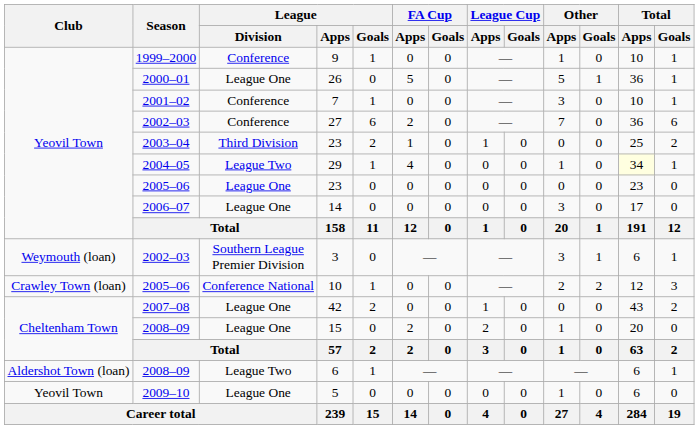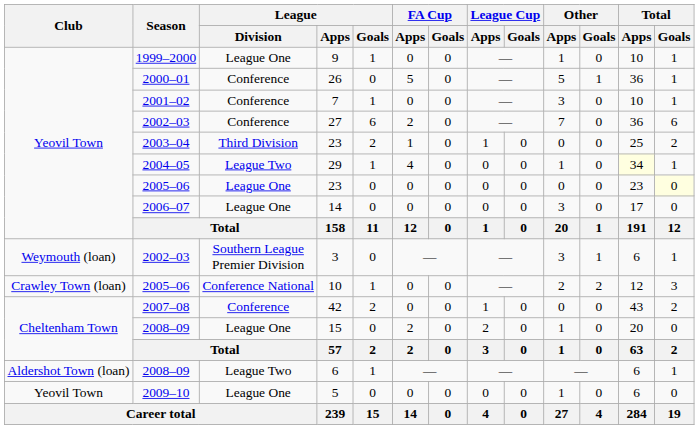(258, 57) Conference -> (258, 57) League One
(258, 79) League One -> (258, 79) Conference
(674, 185) no background -> (674, 185) lightyellow background
(258, 307) League One -> (258, 307) Conference
